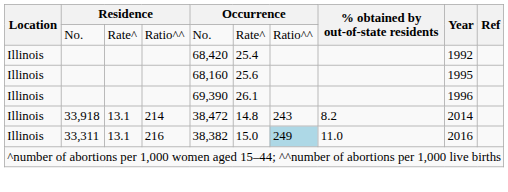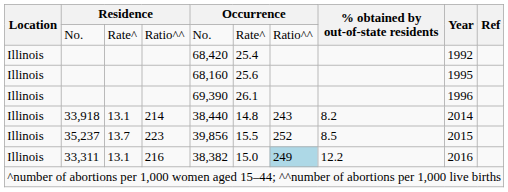(210, 116) 38,472 -> (210, 116) 38,440
+ row: (82, 136)
(332, 136) 11.0 -> (332, 156) 12.2
